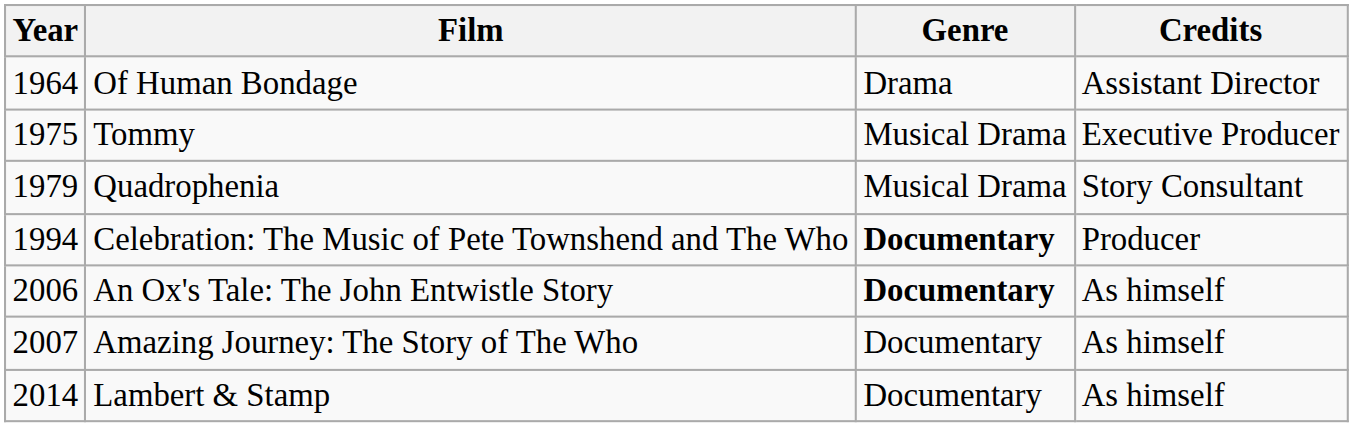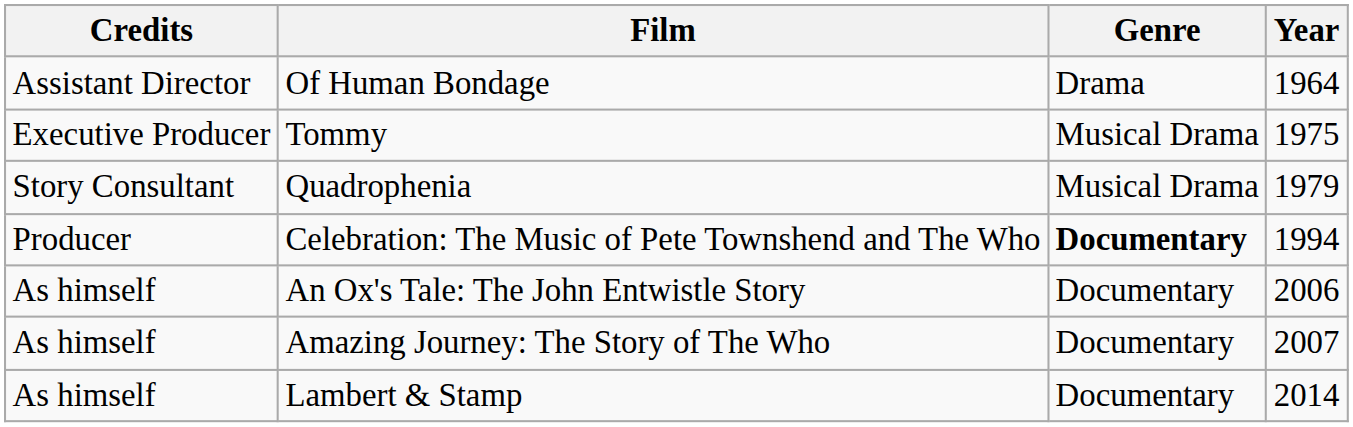columns swapped: (45, 30) <-> (1211, 30)
(959, 290) bold -> (1145, 290) normal
